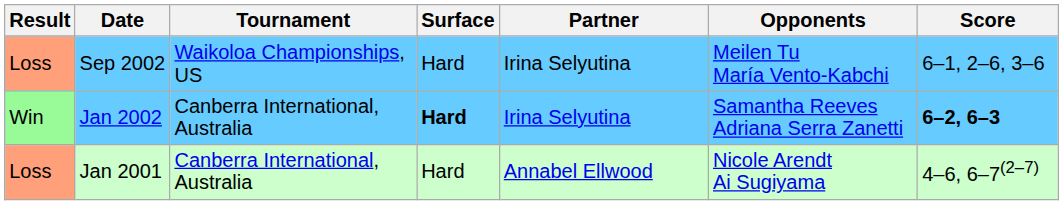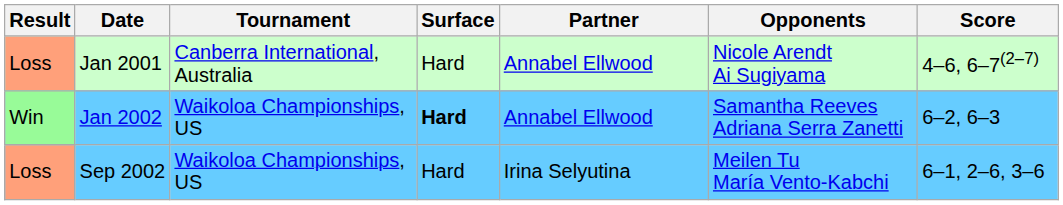rows swapped: (121, 171) <-> (122, 63)
(277, 117) Canberra International, Australia -> (290, 117) Waikoloa Championships, US
(567, 117) Irina Selyutina -> (578, 117) Annabel Ellwood
(961, 117) bold -> (961, 117) normal
